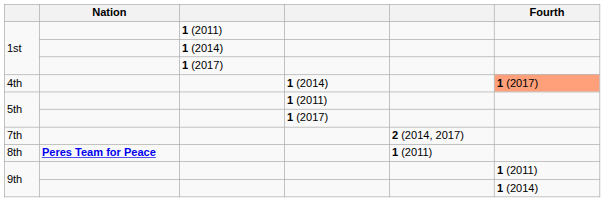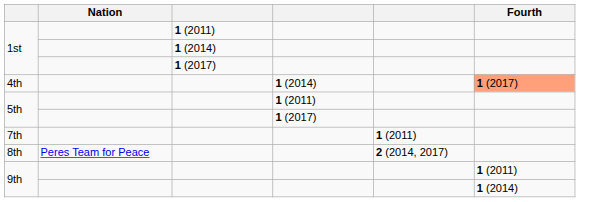(428, 135) 2 (2014, 2017) -> (396, 135) 1 (2011)
(99, 153) bold -> (95, 153) normal
(412, 153) 1 (2011) -> (412, 153) 2 (2014, 2017)
